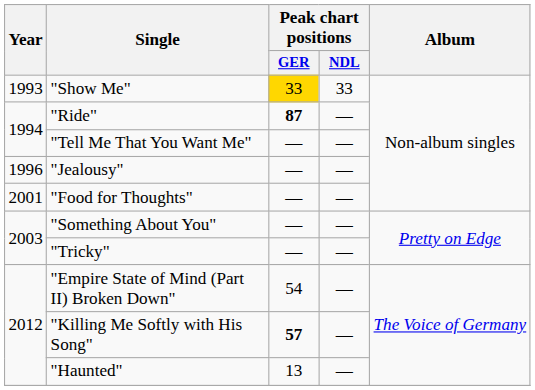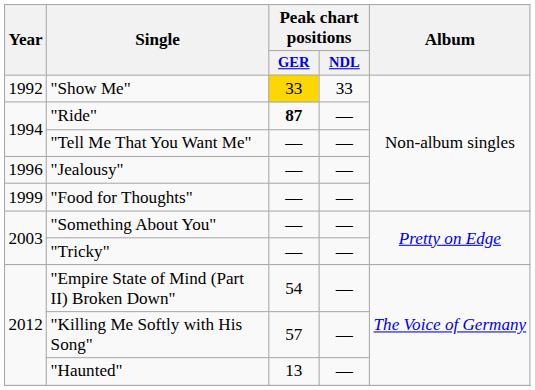(26, 88) 1993 -> (26, 88) 1992
(26, 197) 2001 -> (26, 197) 1999
(294, 334) bold -> (294, 334) normal
